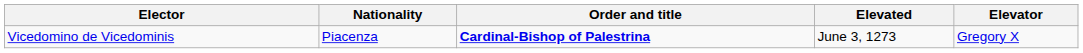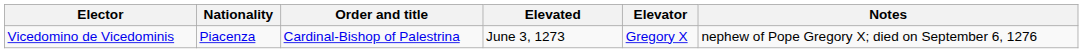+ column: (888, 15)
(555, 36) bold -> (372, 36) normal
